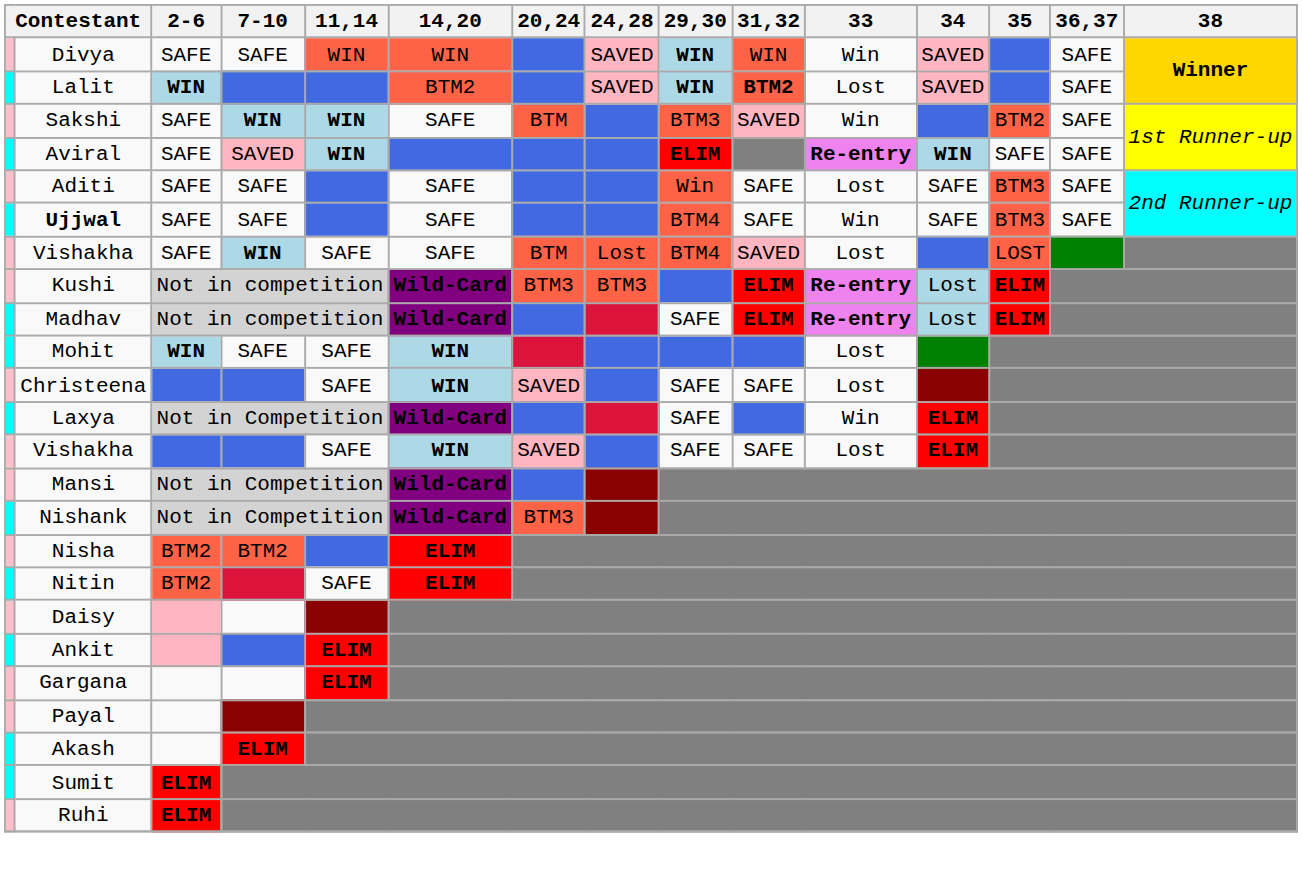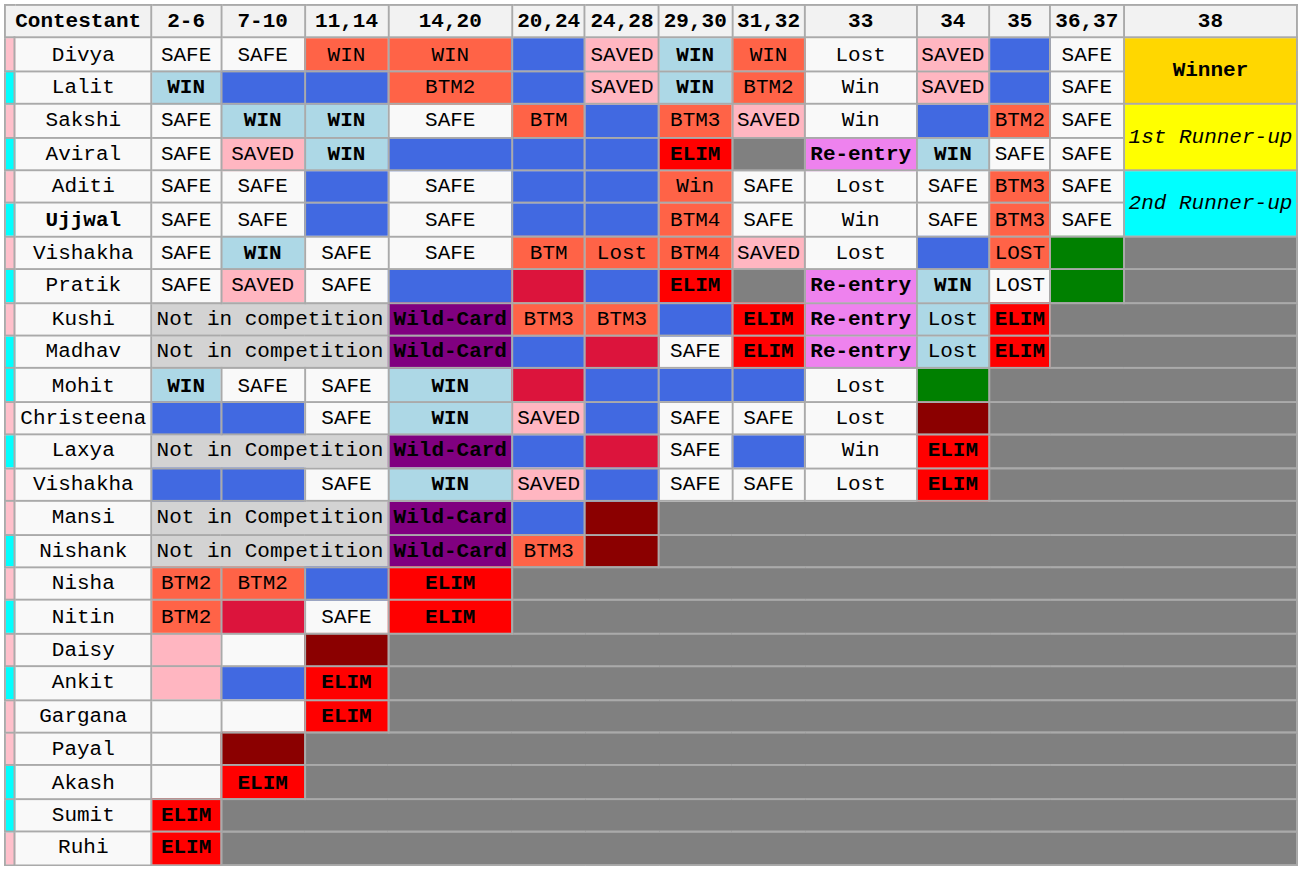(861, 55) Win -> (861, 55) Lost
(769, 88) bold -> (769, 88) normal
(861, 88) Lost -> (861, 88) Win
+ row: (83, 286)
